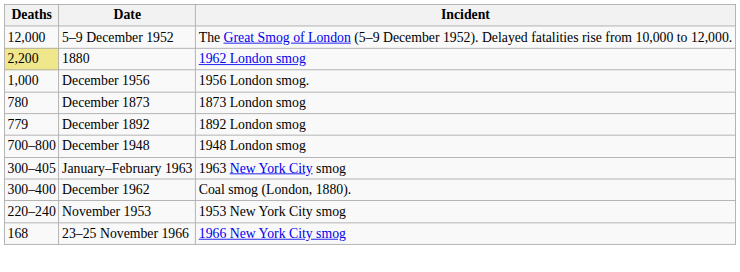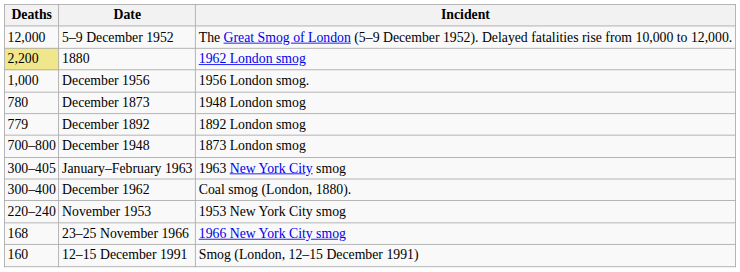(252, 102) 1873 London smog -> (252, 102) 1948 London smog
(252, 146) 1948 London smog -> (252, 146) 1873 London smog
+ row: (125, 255)
